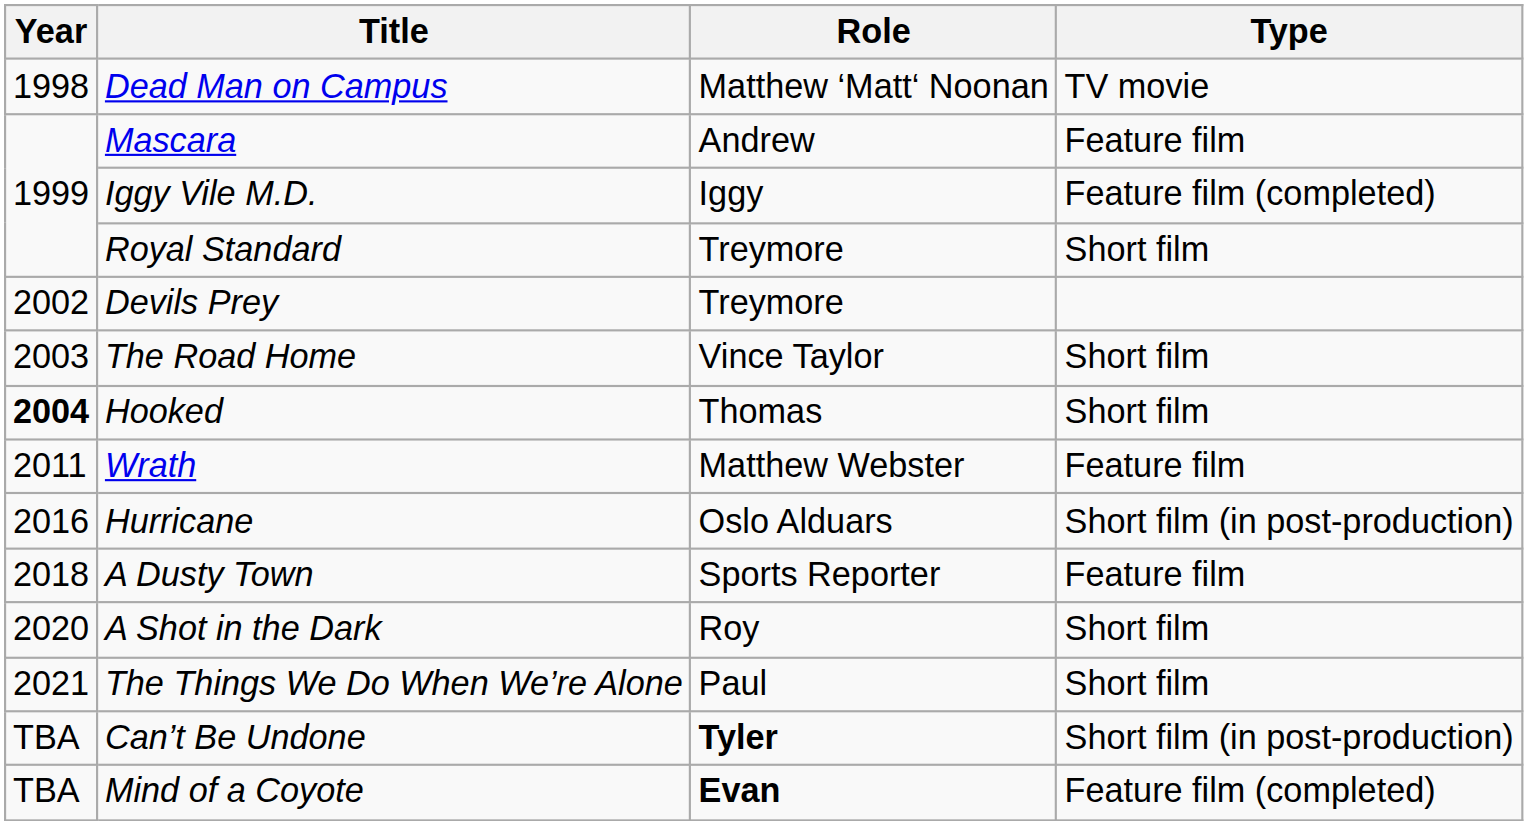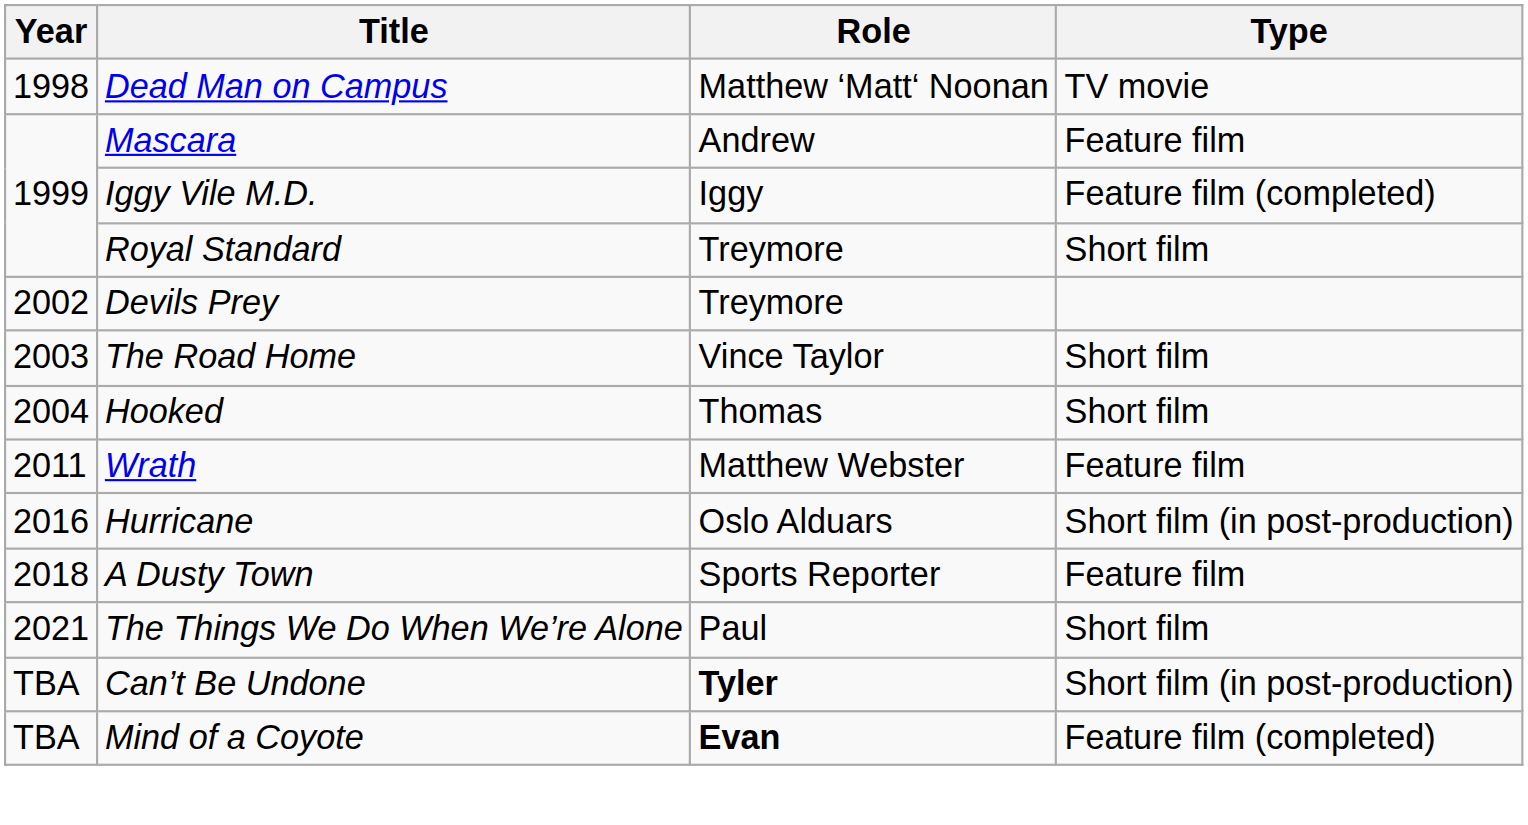(51, 411) bold -> (51, 411) normal
- row: (243, 628)
